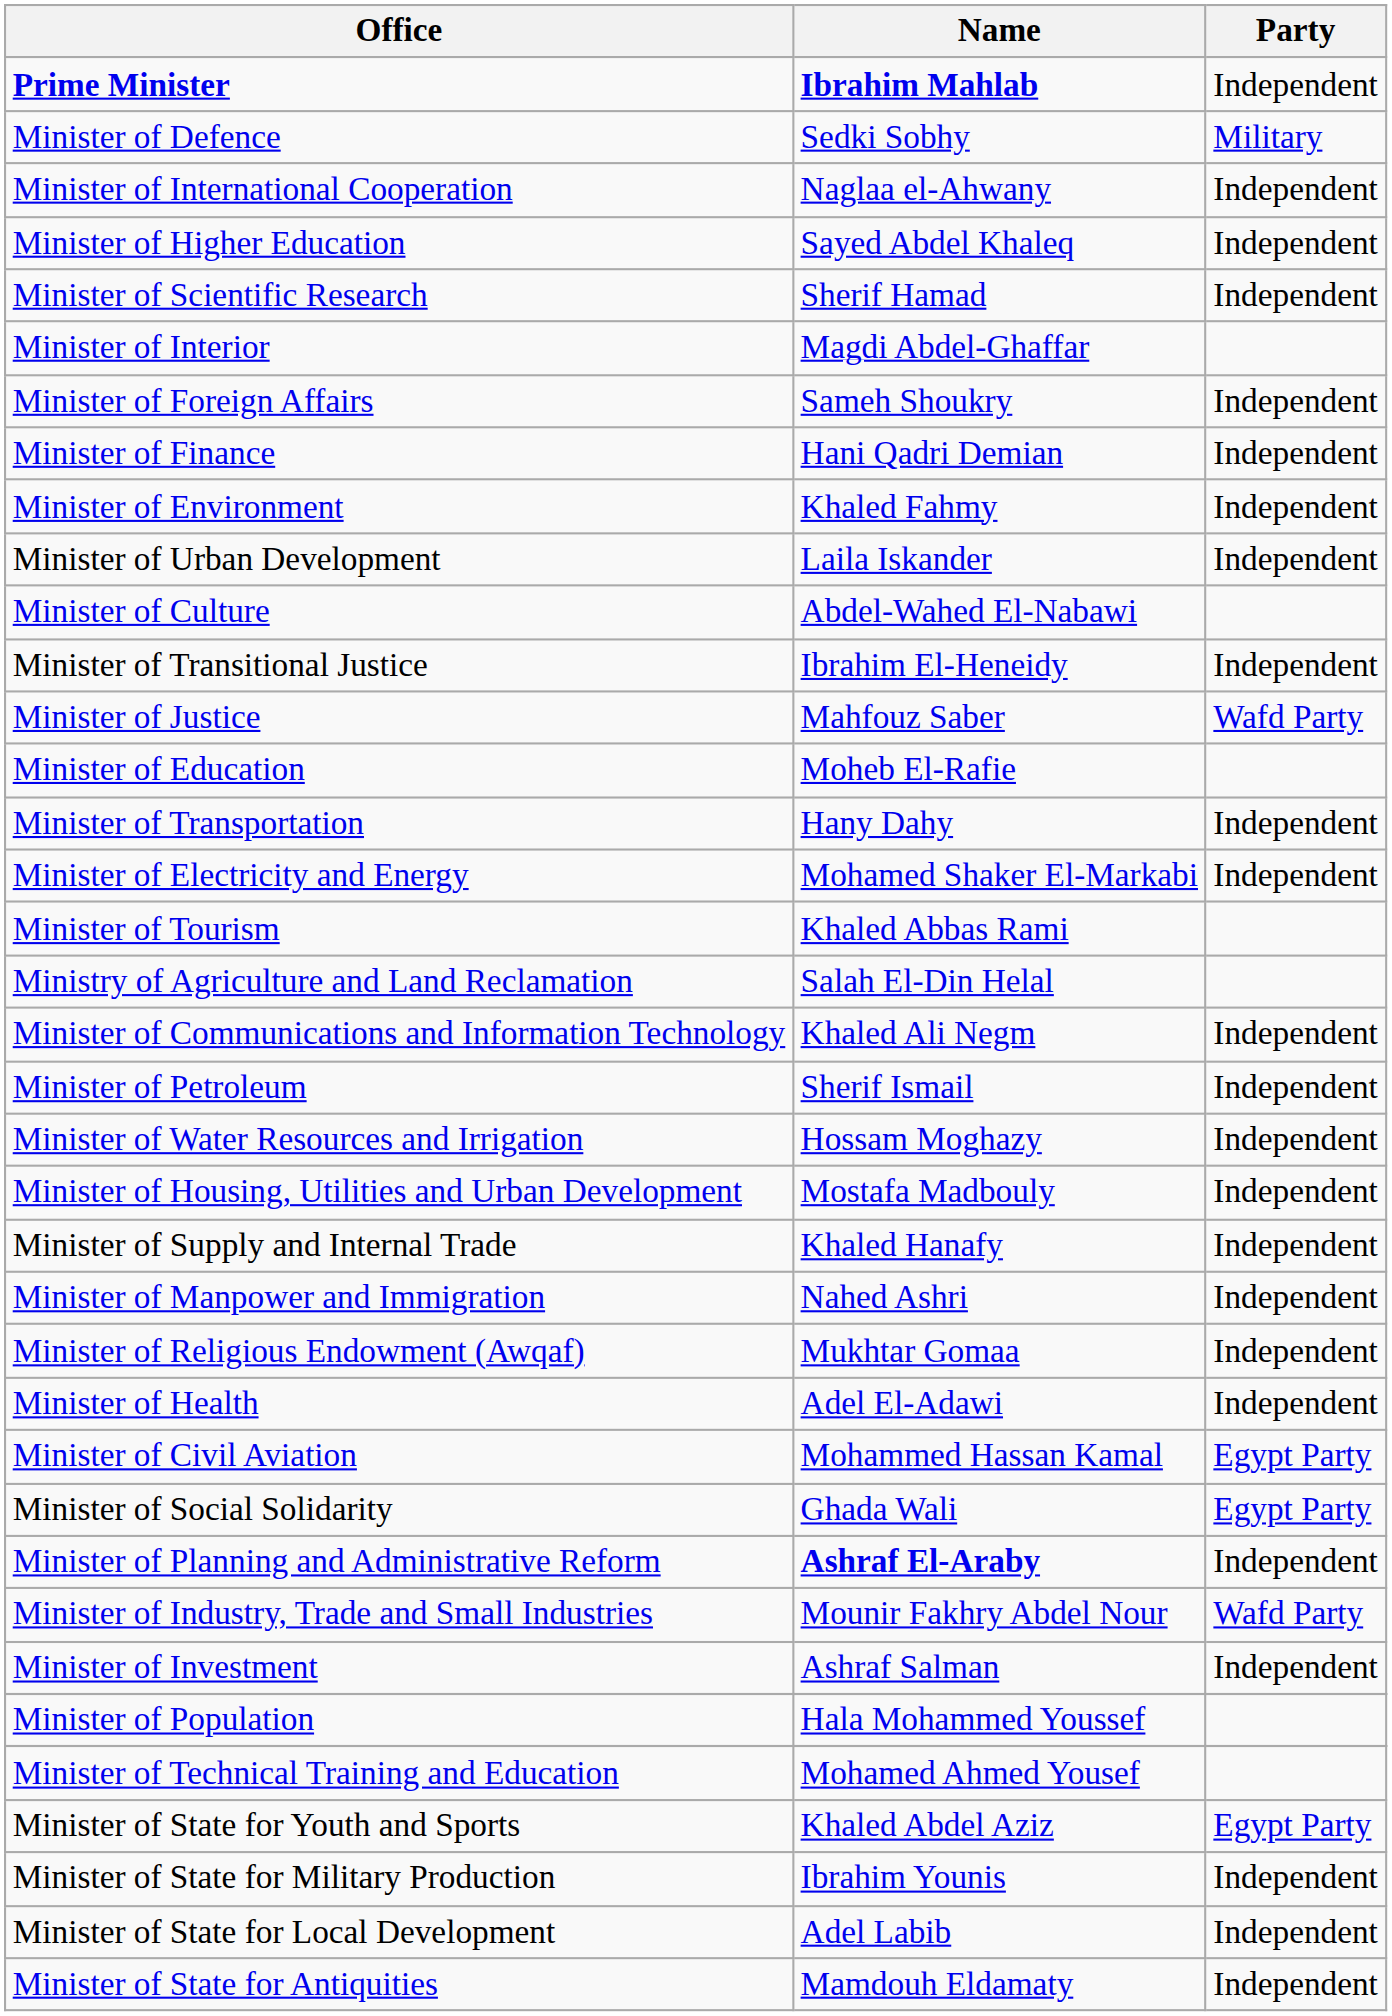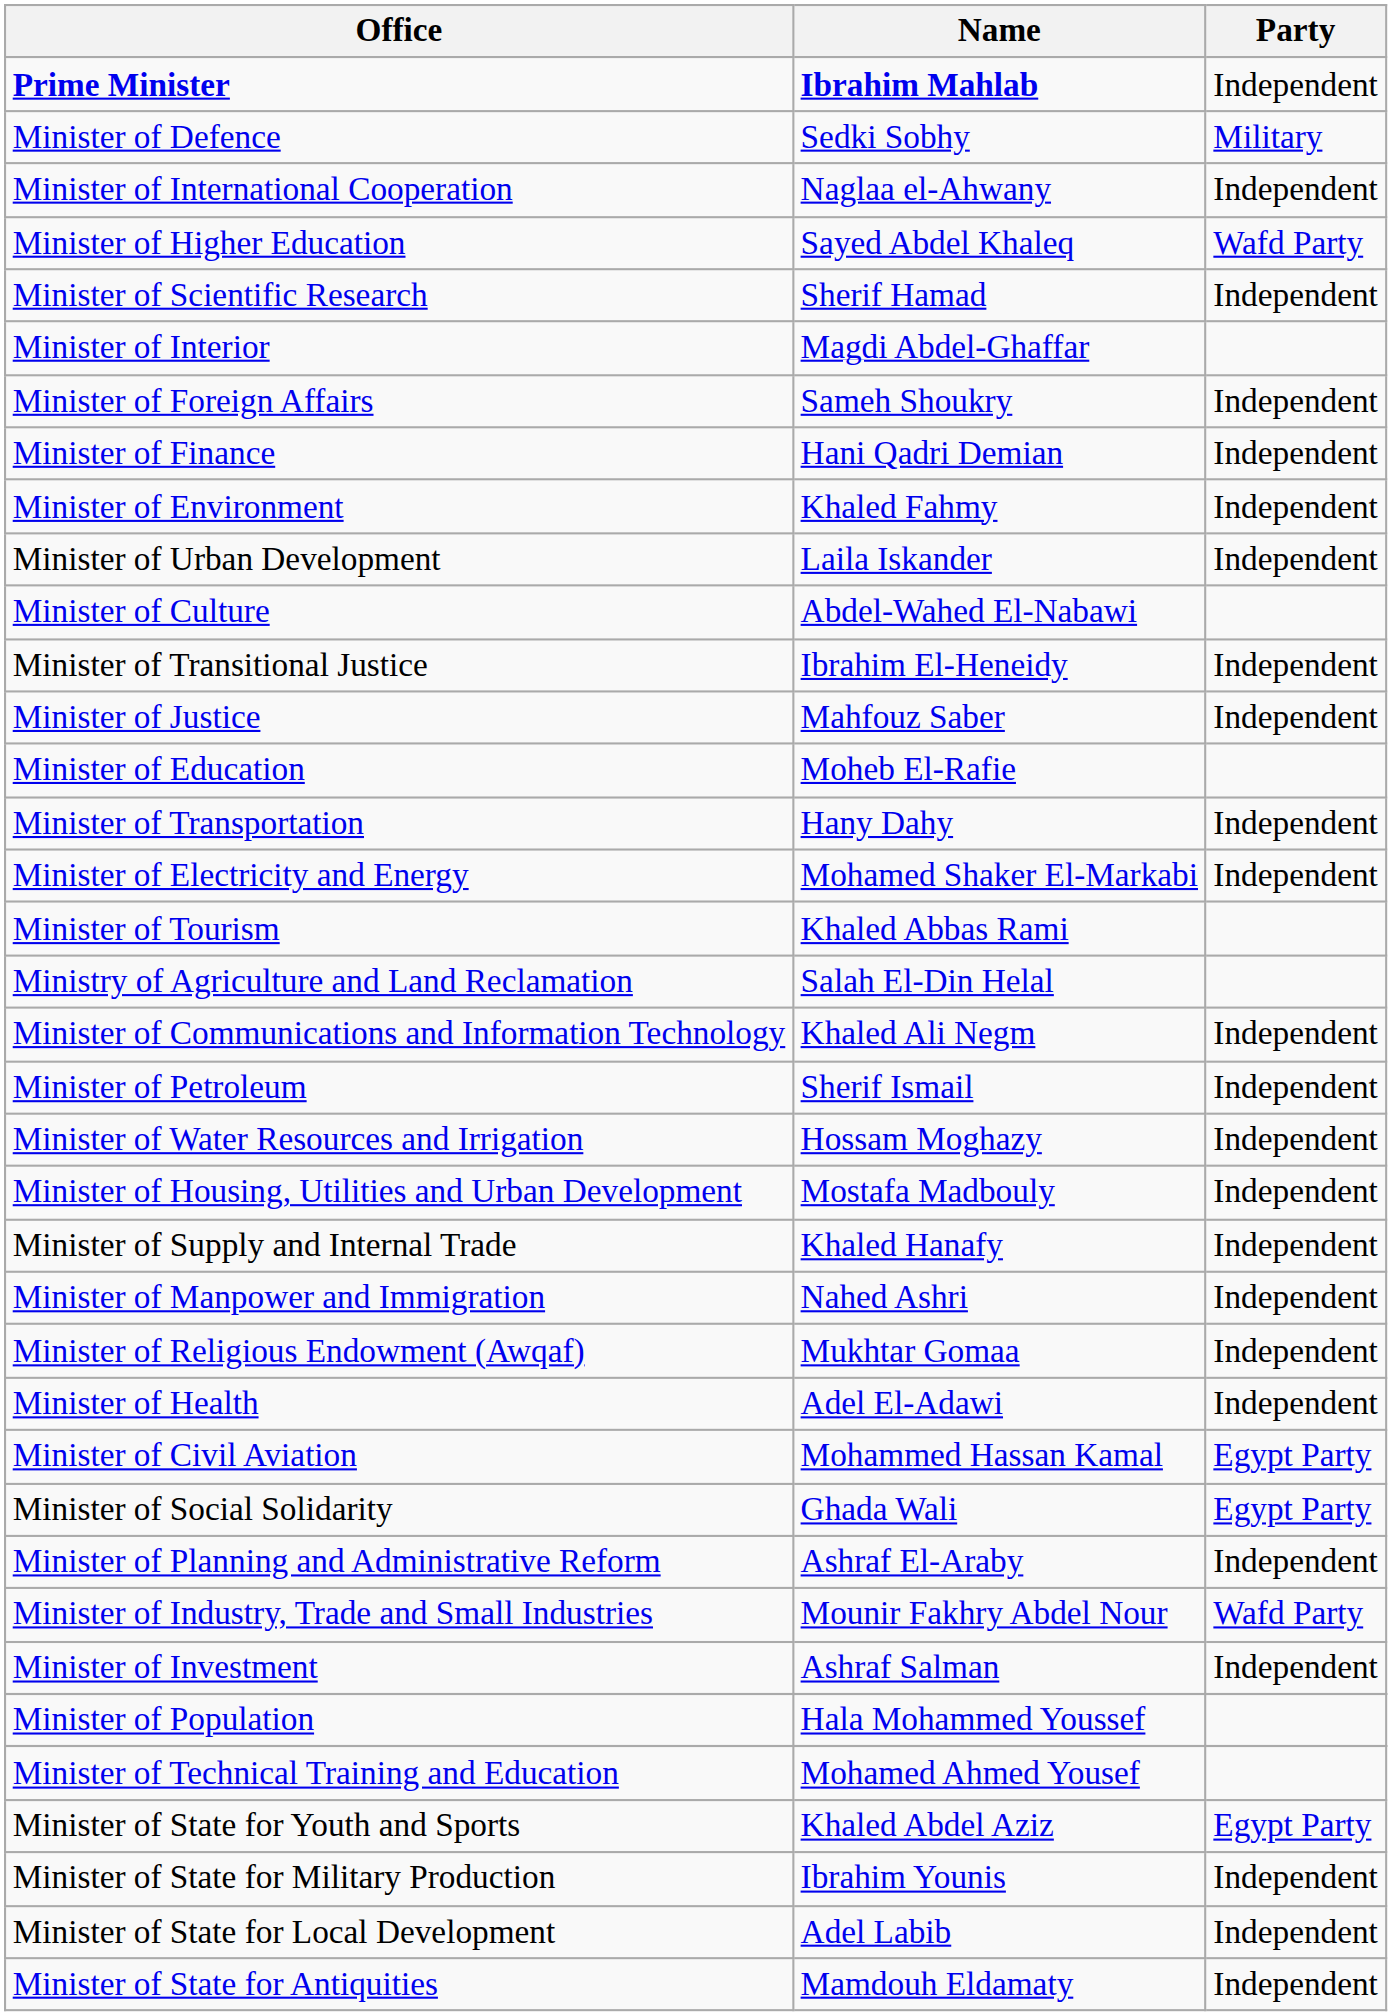(1296, 242) Independent -> (1288, 242) Wafd Party
(1288, 717) Wafd Party -> (1296, 717) Independent
(920, 1561) bold -> (912, 1561) normal
